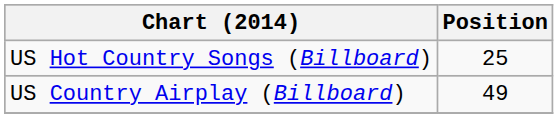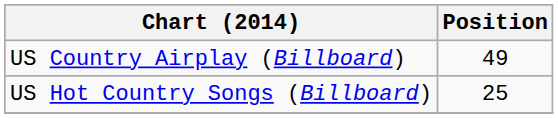rows swapped: (208, 94) <-> (221, 59)
